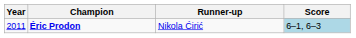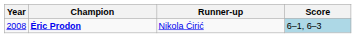(16, 26) 2011 -> (16, 26) 2008
